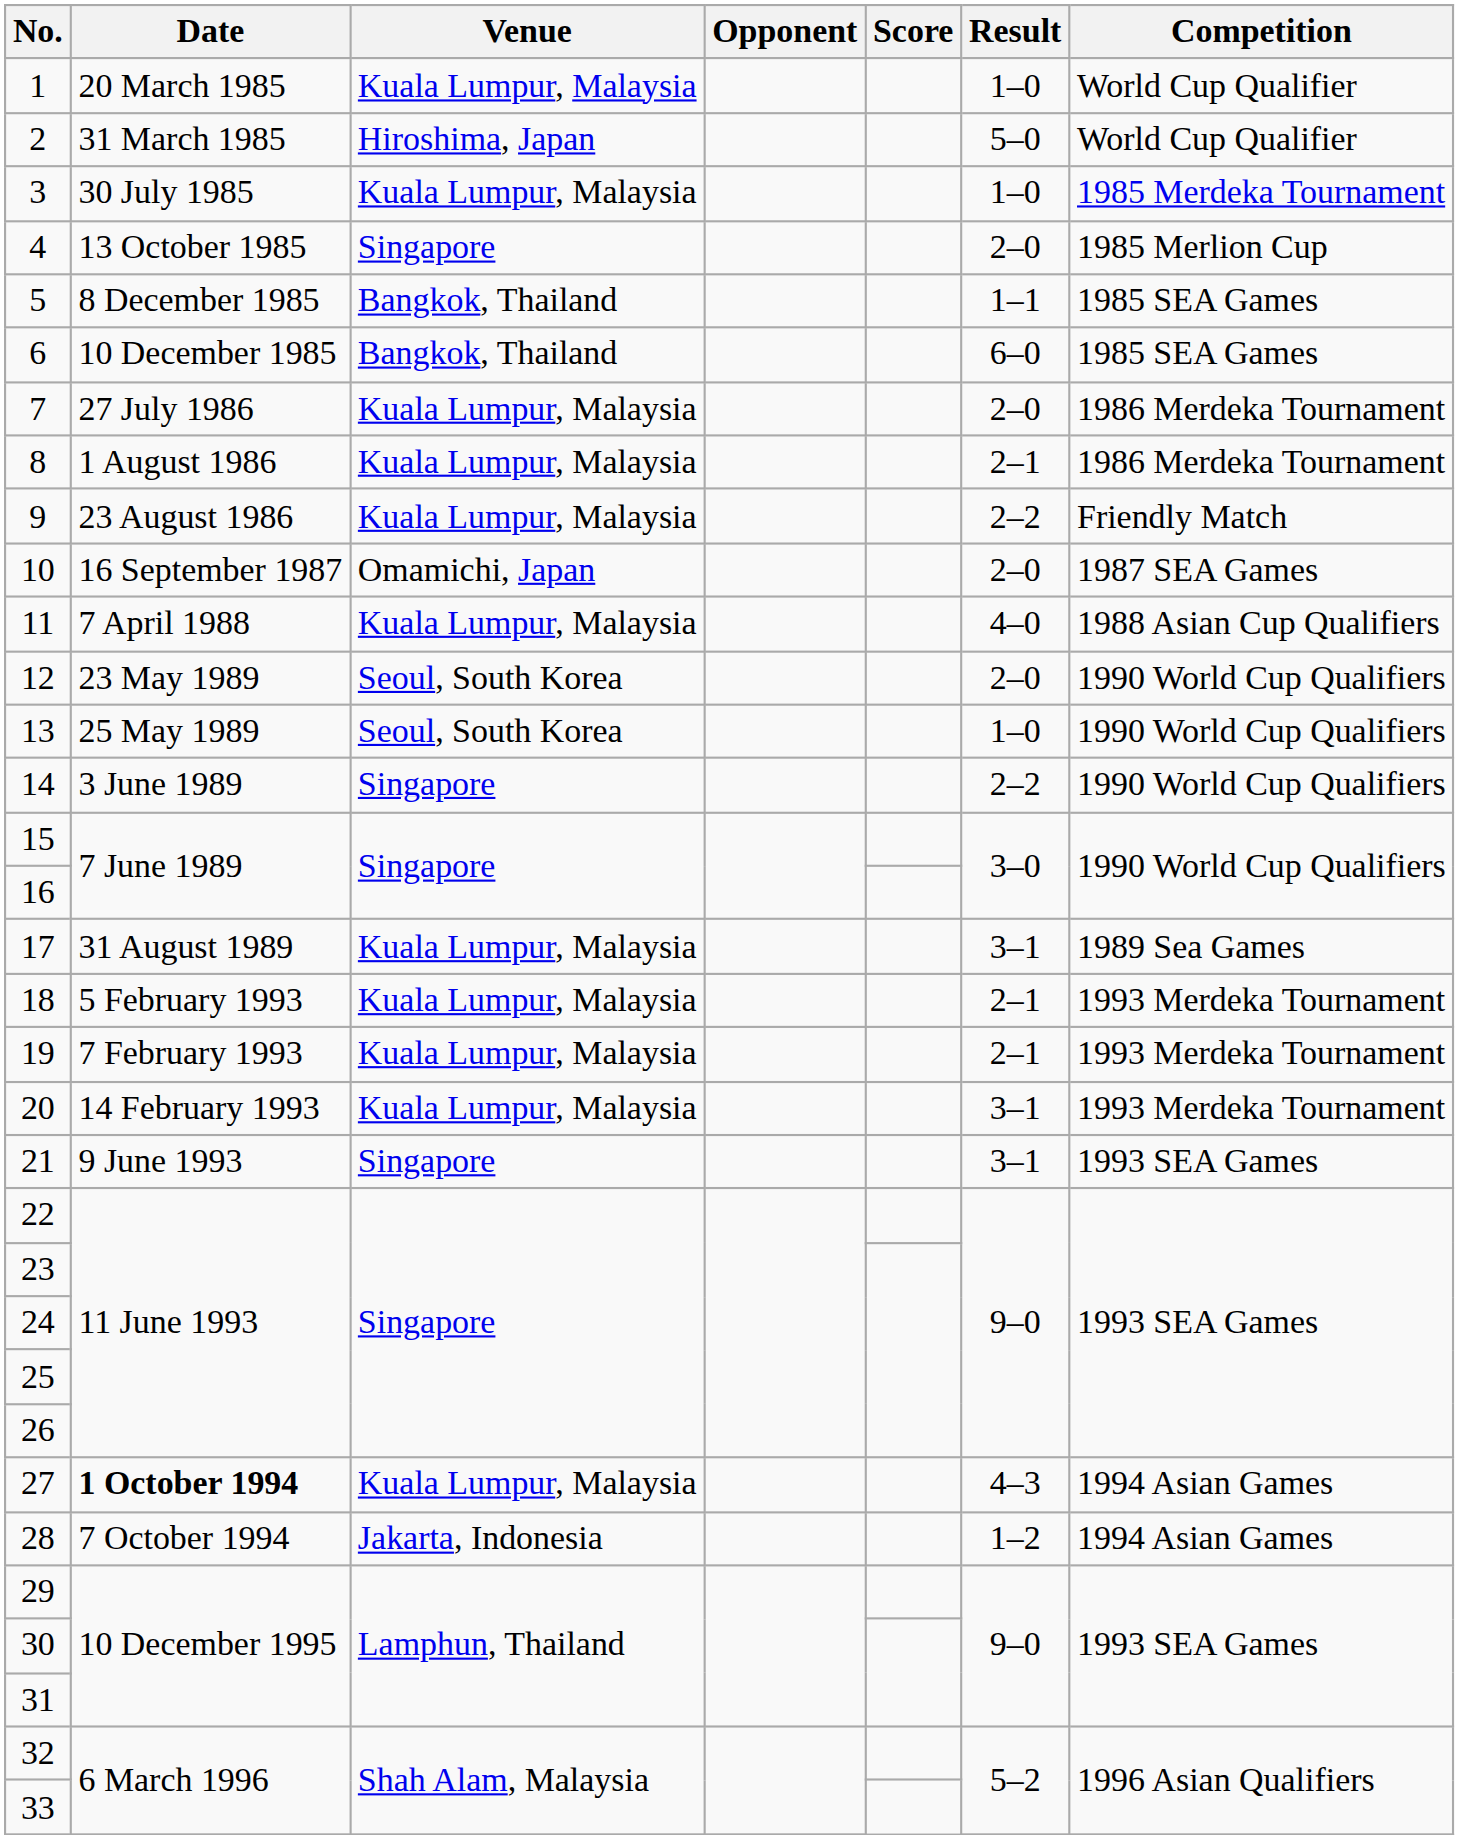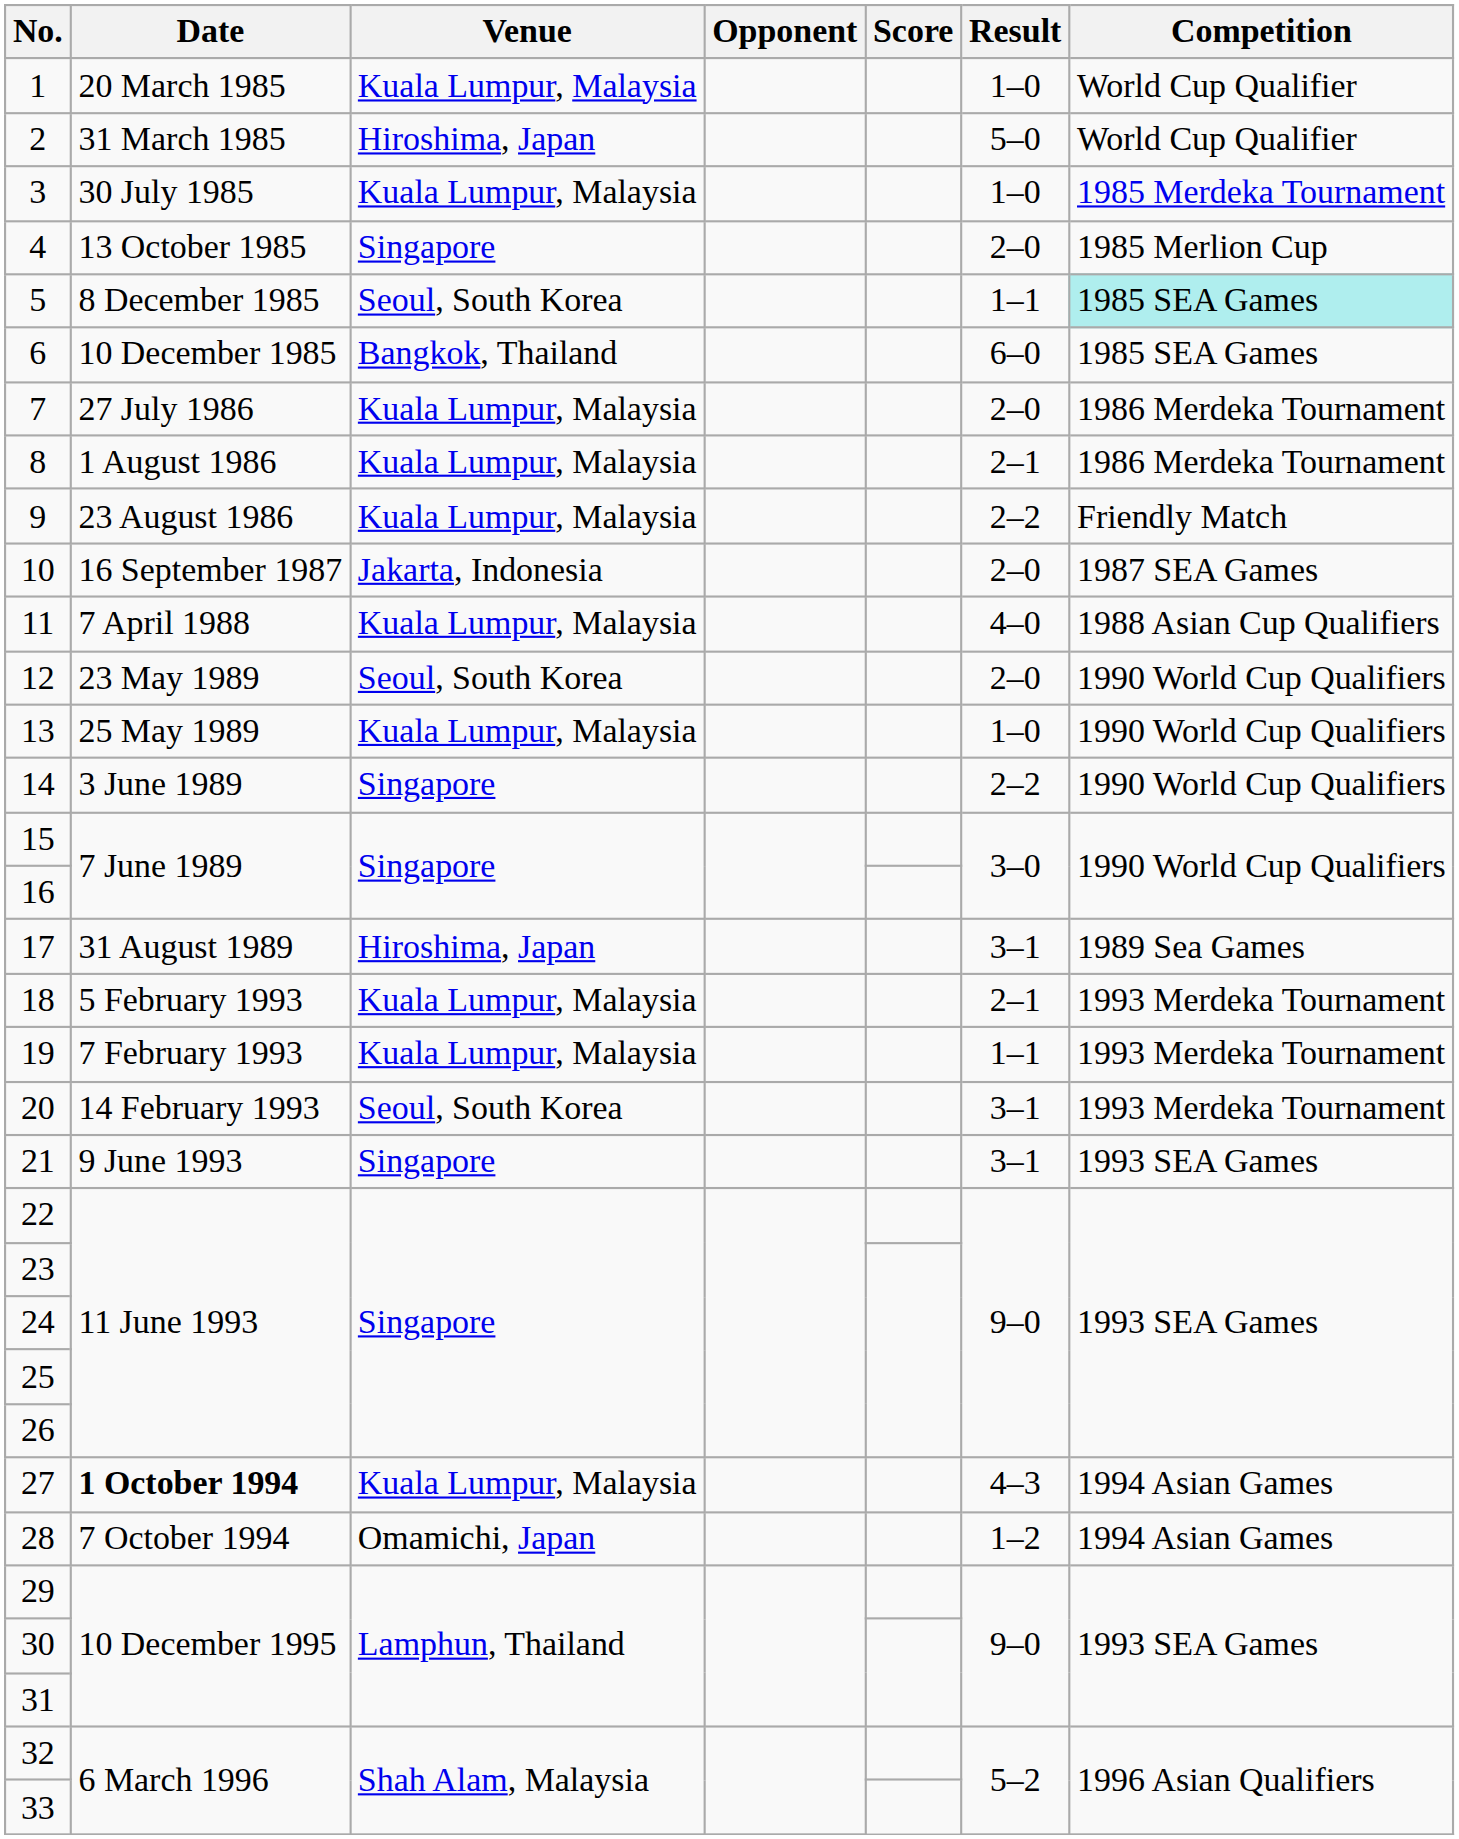(488, 300) Bangkok, Thailand -> (490, 300) Seoul, South Korea
(1198, 300) no background -> (1198, 300) paleturquoise background
(477, 569) Omamichi, Japan -> (480, 569) Jakarta, Indonesia
(490, 730) Seoul, South Korea -> (527, 730) Kuala Lumpur, Malaysia
(527, 945) Kuala Lumpur, Malaysia -> (477, 945) Hiroshima, Japan
(1015, 1053) 2–1 -> (1015, 1053) 1–1
(527, 1107) Kuala Lumpur, Malaysia -> (490, 1107) Seoul, South Korea
(480, 1537) Jakarta, Indonesia -> (477, 1537) Omamichi, Japan
